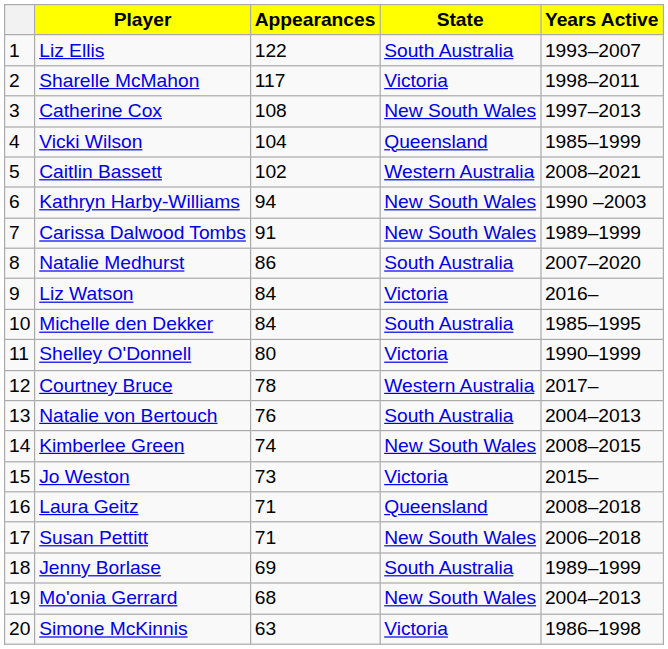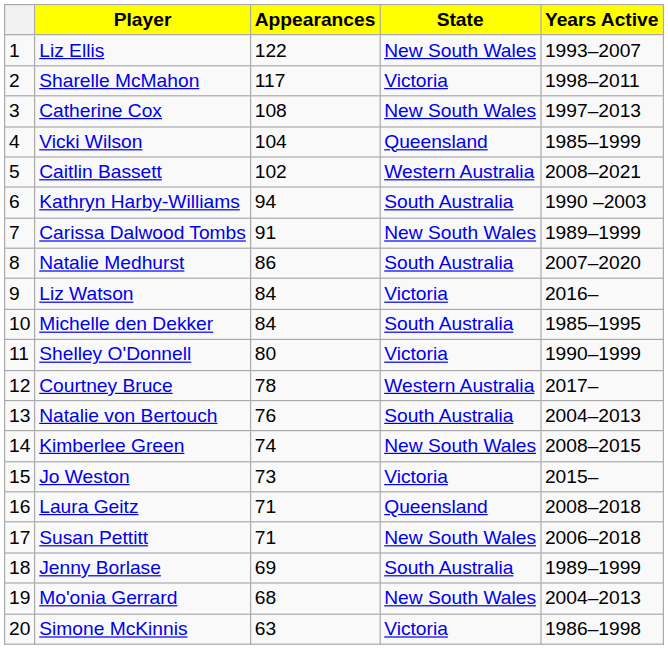(449, 50) South Australia -> (460, 50) New South Wales
(460, 202) New South Wales -> (449, 202) South Australia
